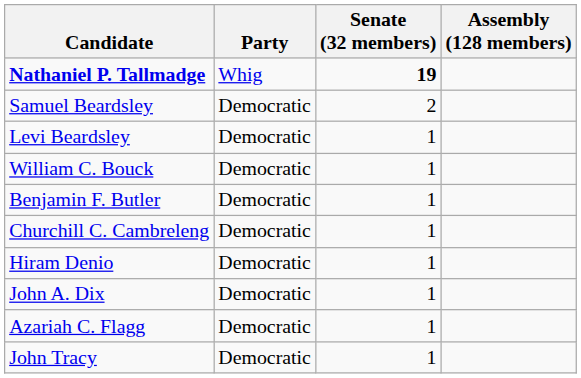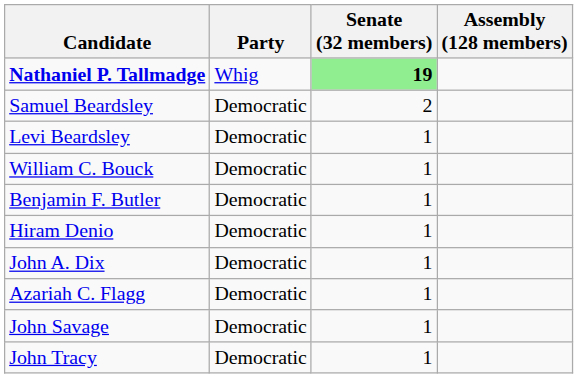(426, 74) no background -> (422, 74) lightgreen background
- row: (109, 231)
+ row: (59, 325)
